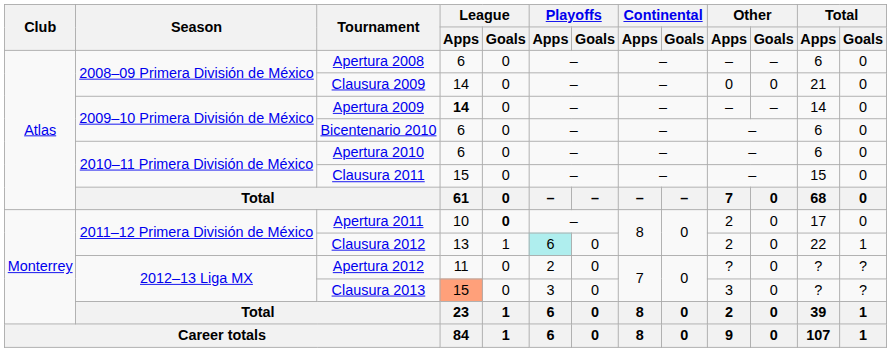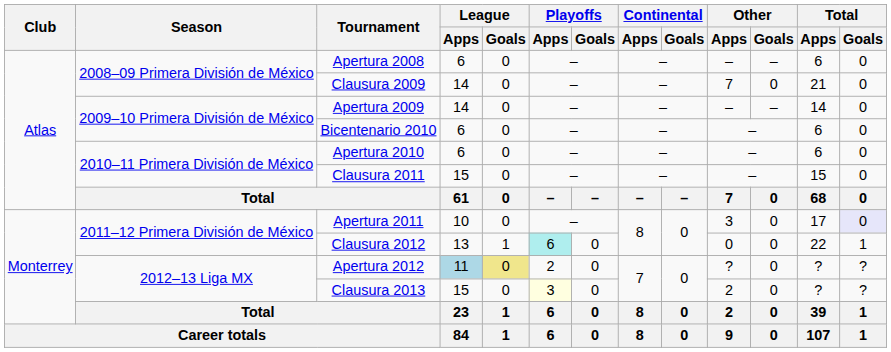(729, 84) 0 -> (729, 84) 7
(461, 107) bold -> (461, 107) normal
(506, 221) bold -> (506, 221) normal
(729, 221) 2 -> (729, 221) 3
(863, 221) no background -> (863, 221) lavender background
(729, 244) 2 -> (729, 244) 0
(461, 267) no background -> (461, 267) lightblue background
(506, 267) no background -> (506, 267) khaki background
(461, 289) lightsalmon background -> (461, 289) no background
(550, 289) no background -> (550, 289) lightyellow background
(729, 289) 3 -> (729, 289) 2
